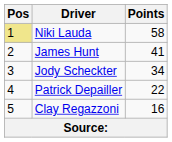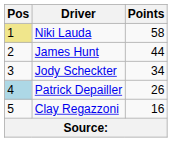(158, 52) 41 -> (158, 52) 44
(11, 90) no background -> (11, 90) lightblue background
(158, 90) 22 -> (158, 90) 26
